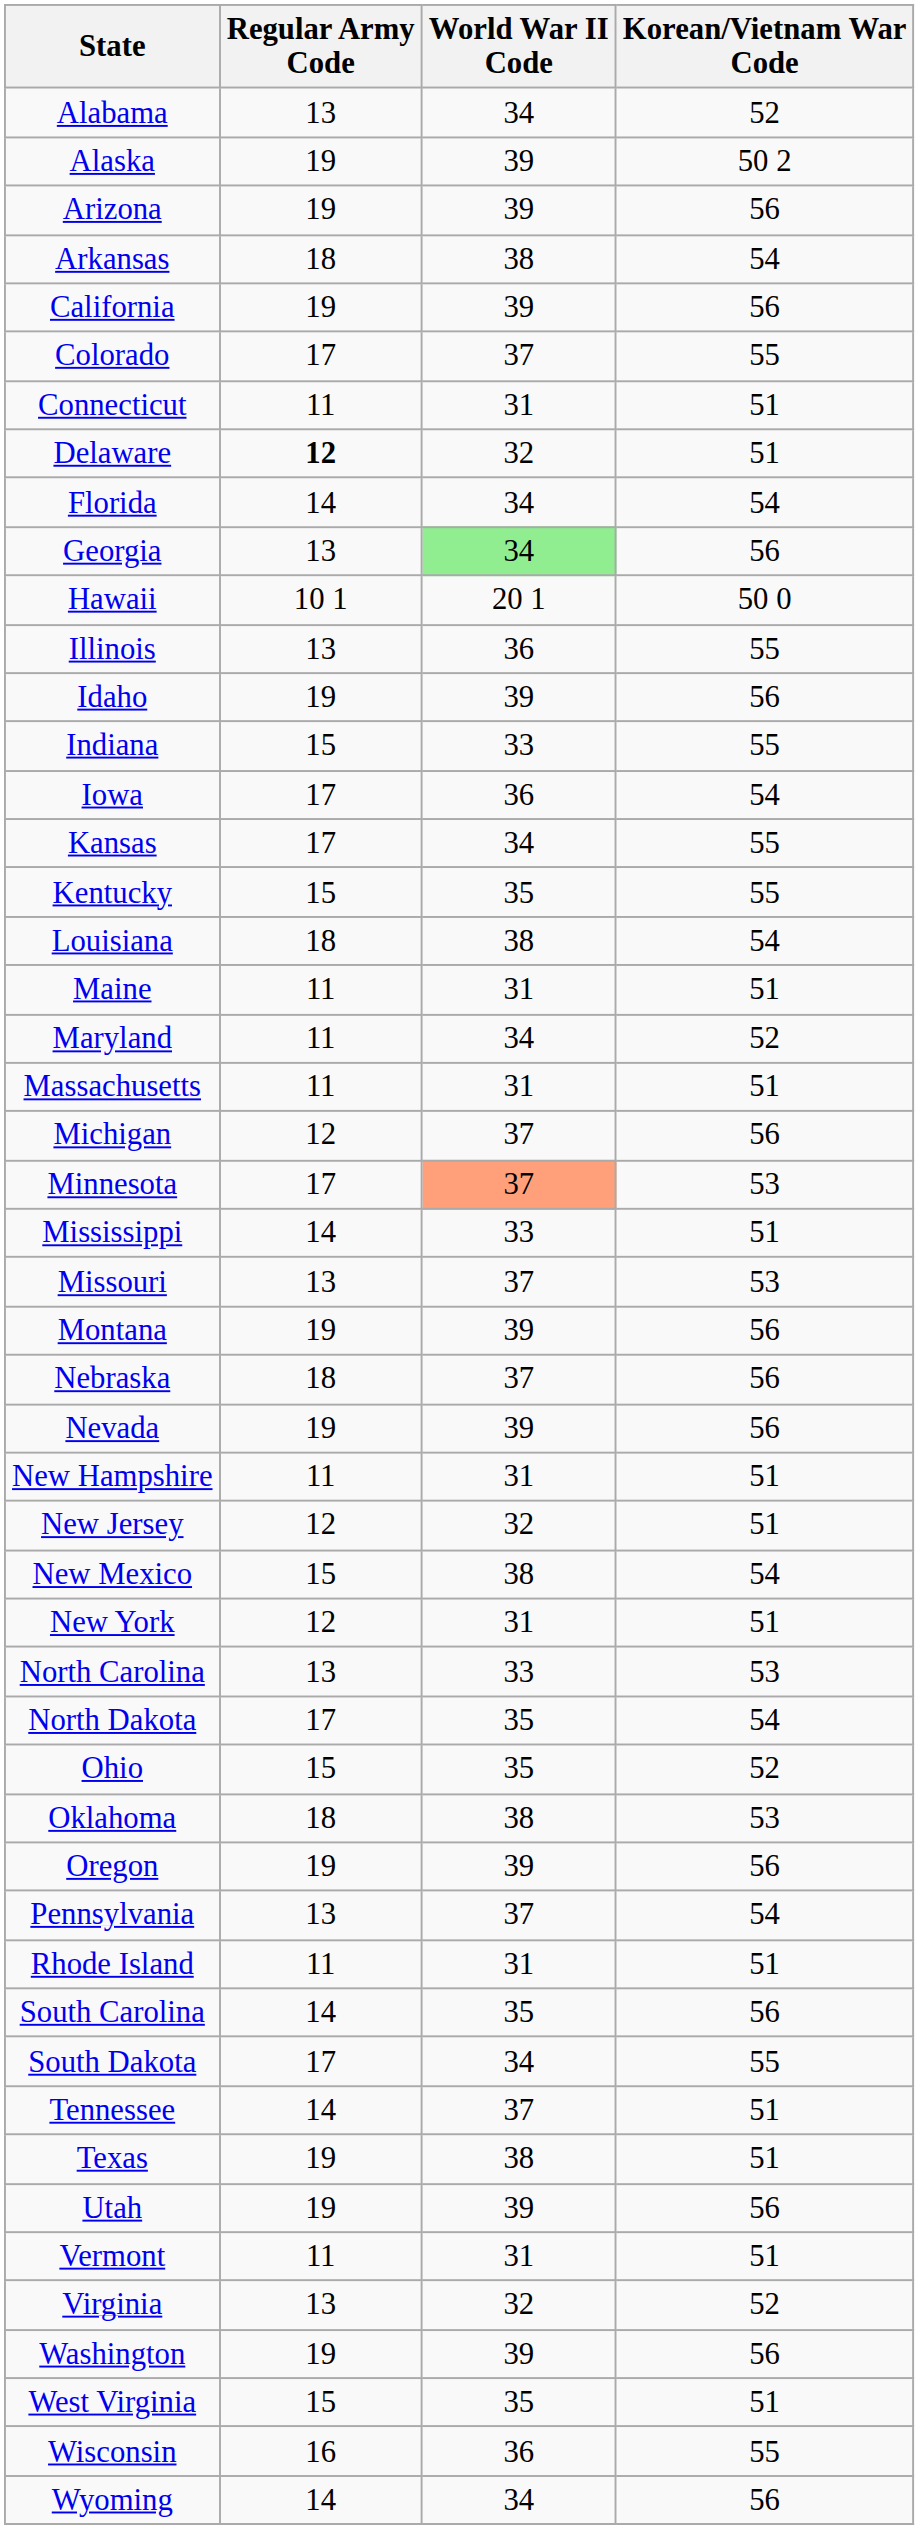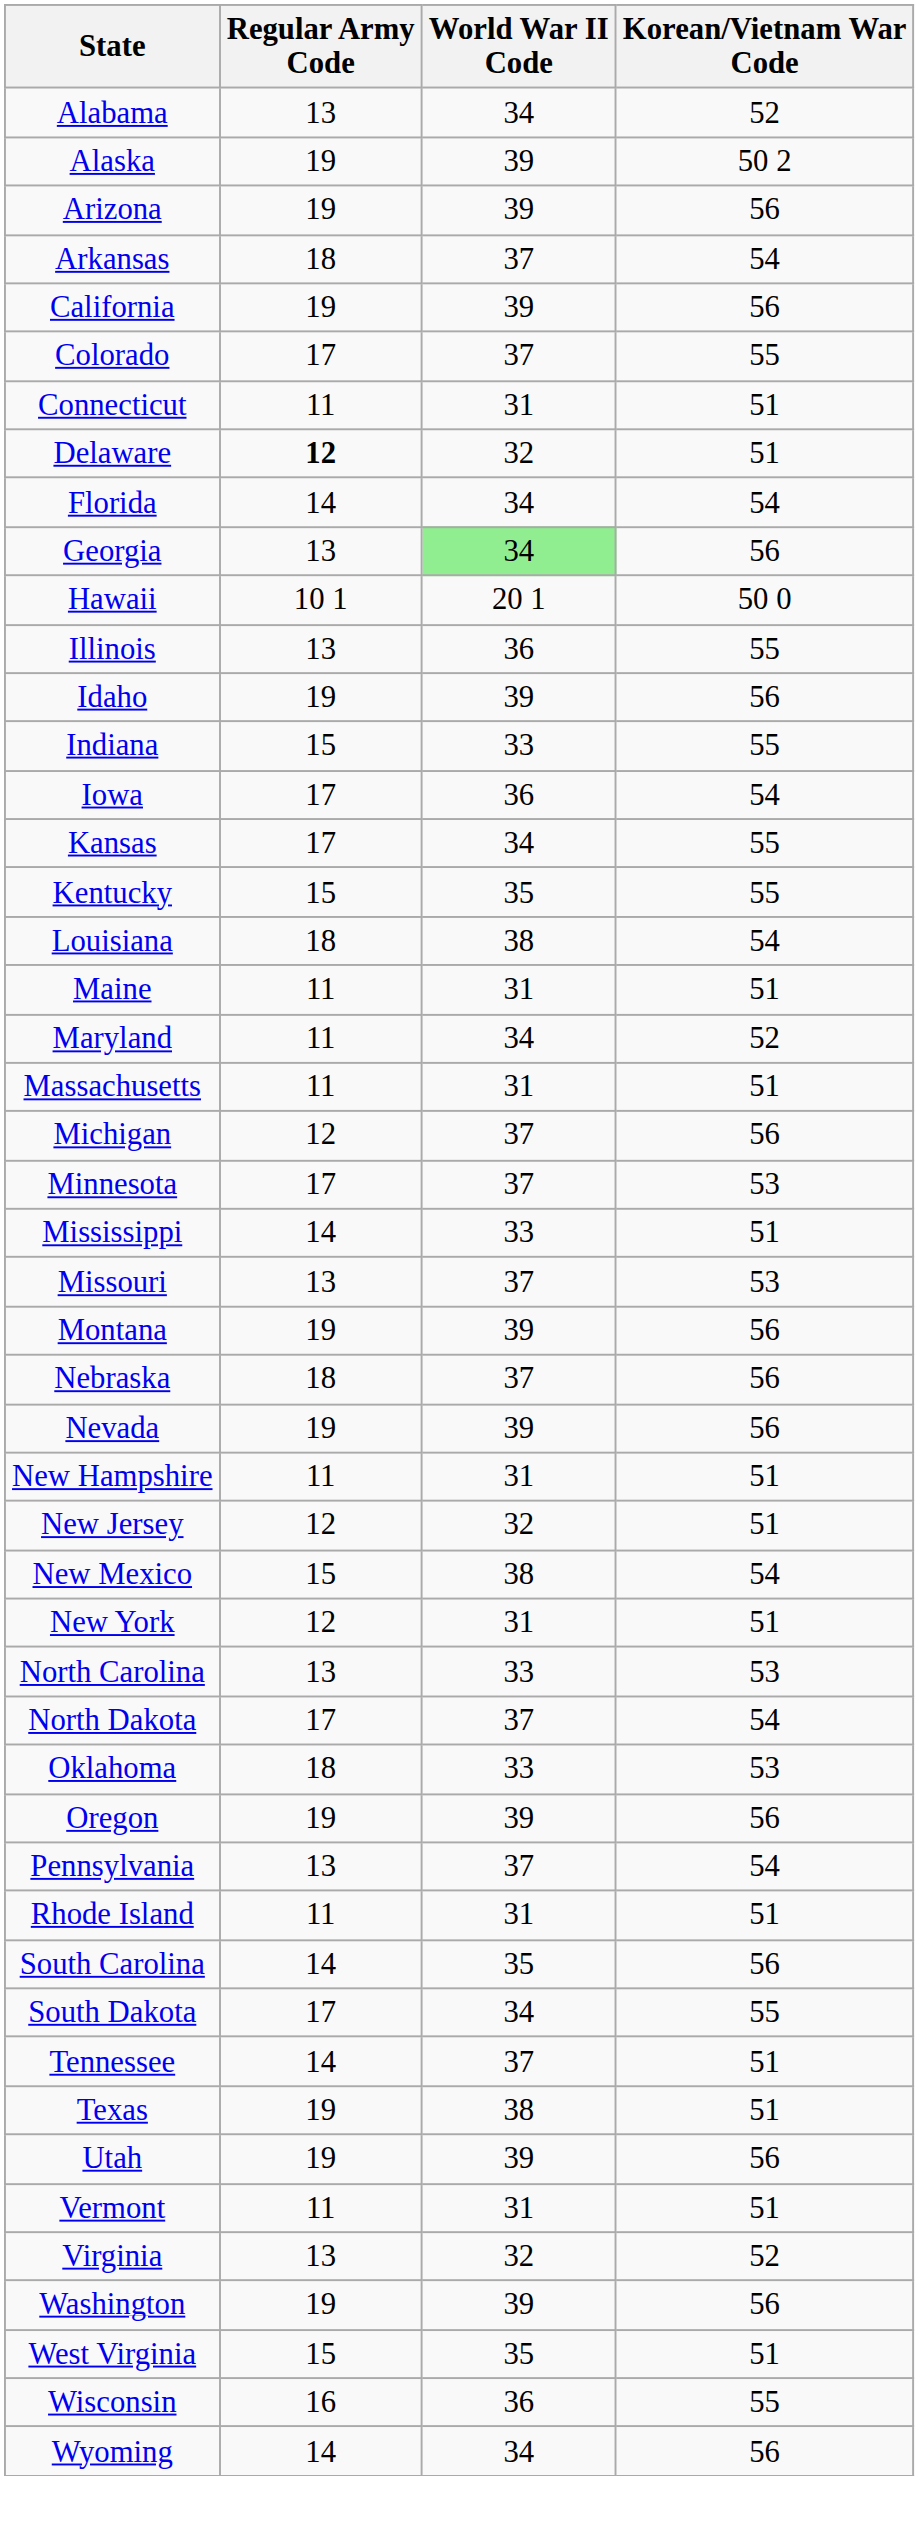(519, 258) 38 -> (519, 258) 37
(519, 1183) lightsalmon background -> (519, 1183) no background
(519, 1719) 35 -> (519, 1719) 37
- row: (112, 1768)
(519, 1817) 38 -> (519, 1768) 33
